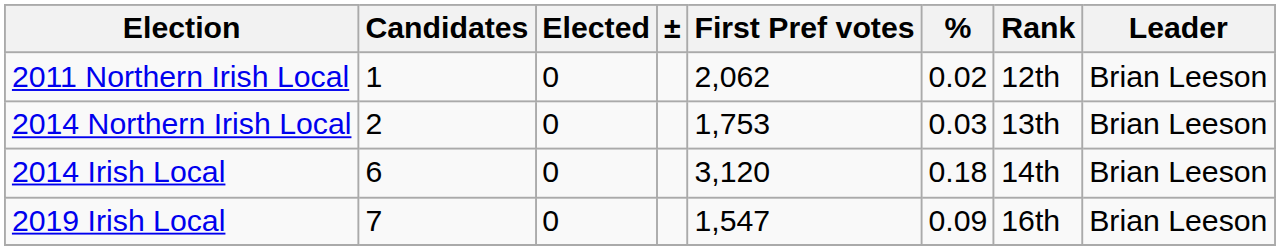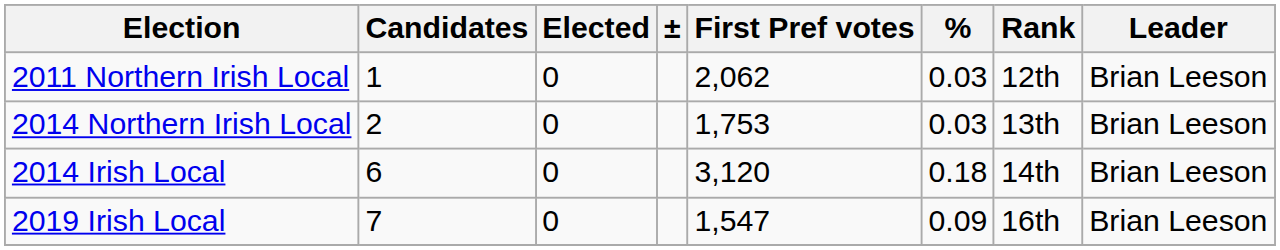(958, 76) 0.02 -> (958, 76) 0.03
